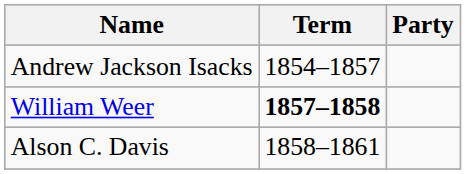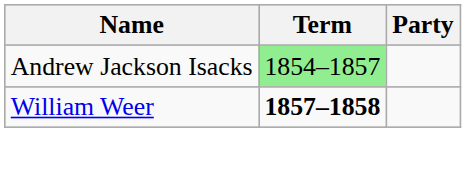(322, 65) no background -> (322, 65) lightgreen background
- row: (90, 147)
